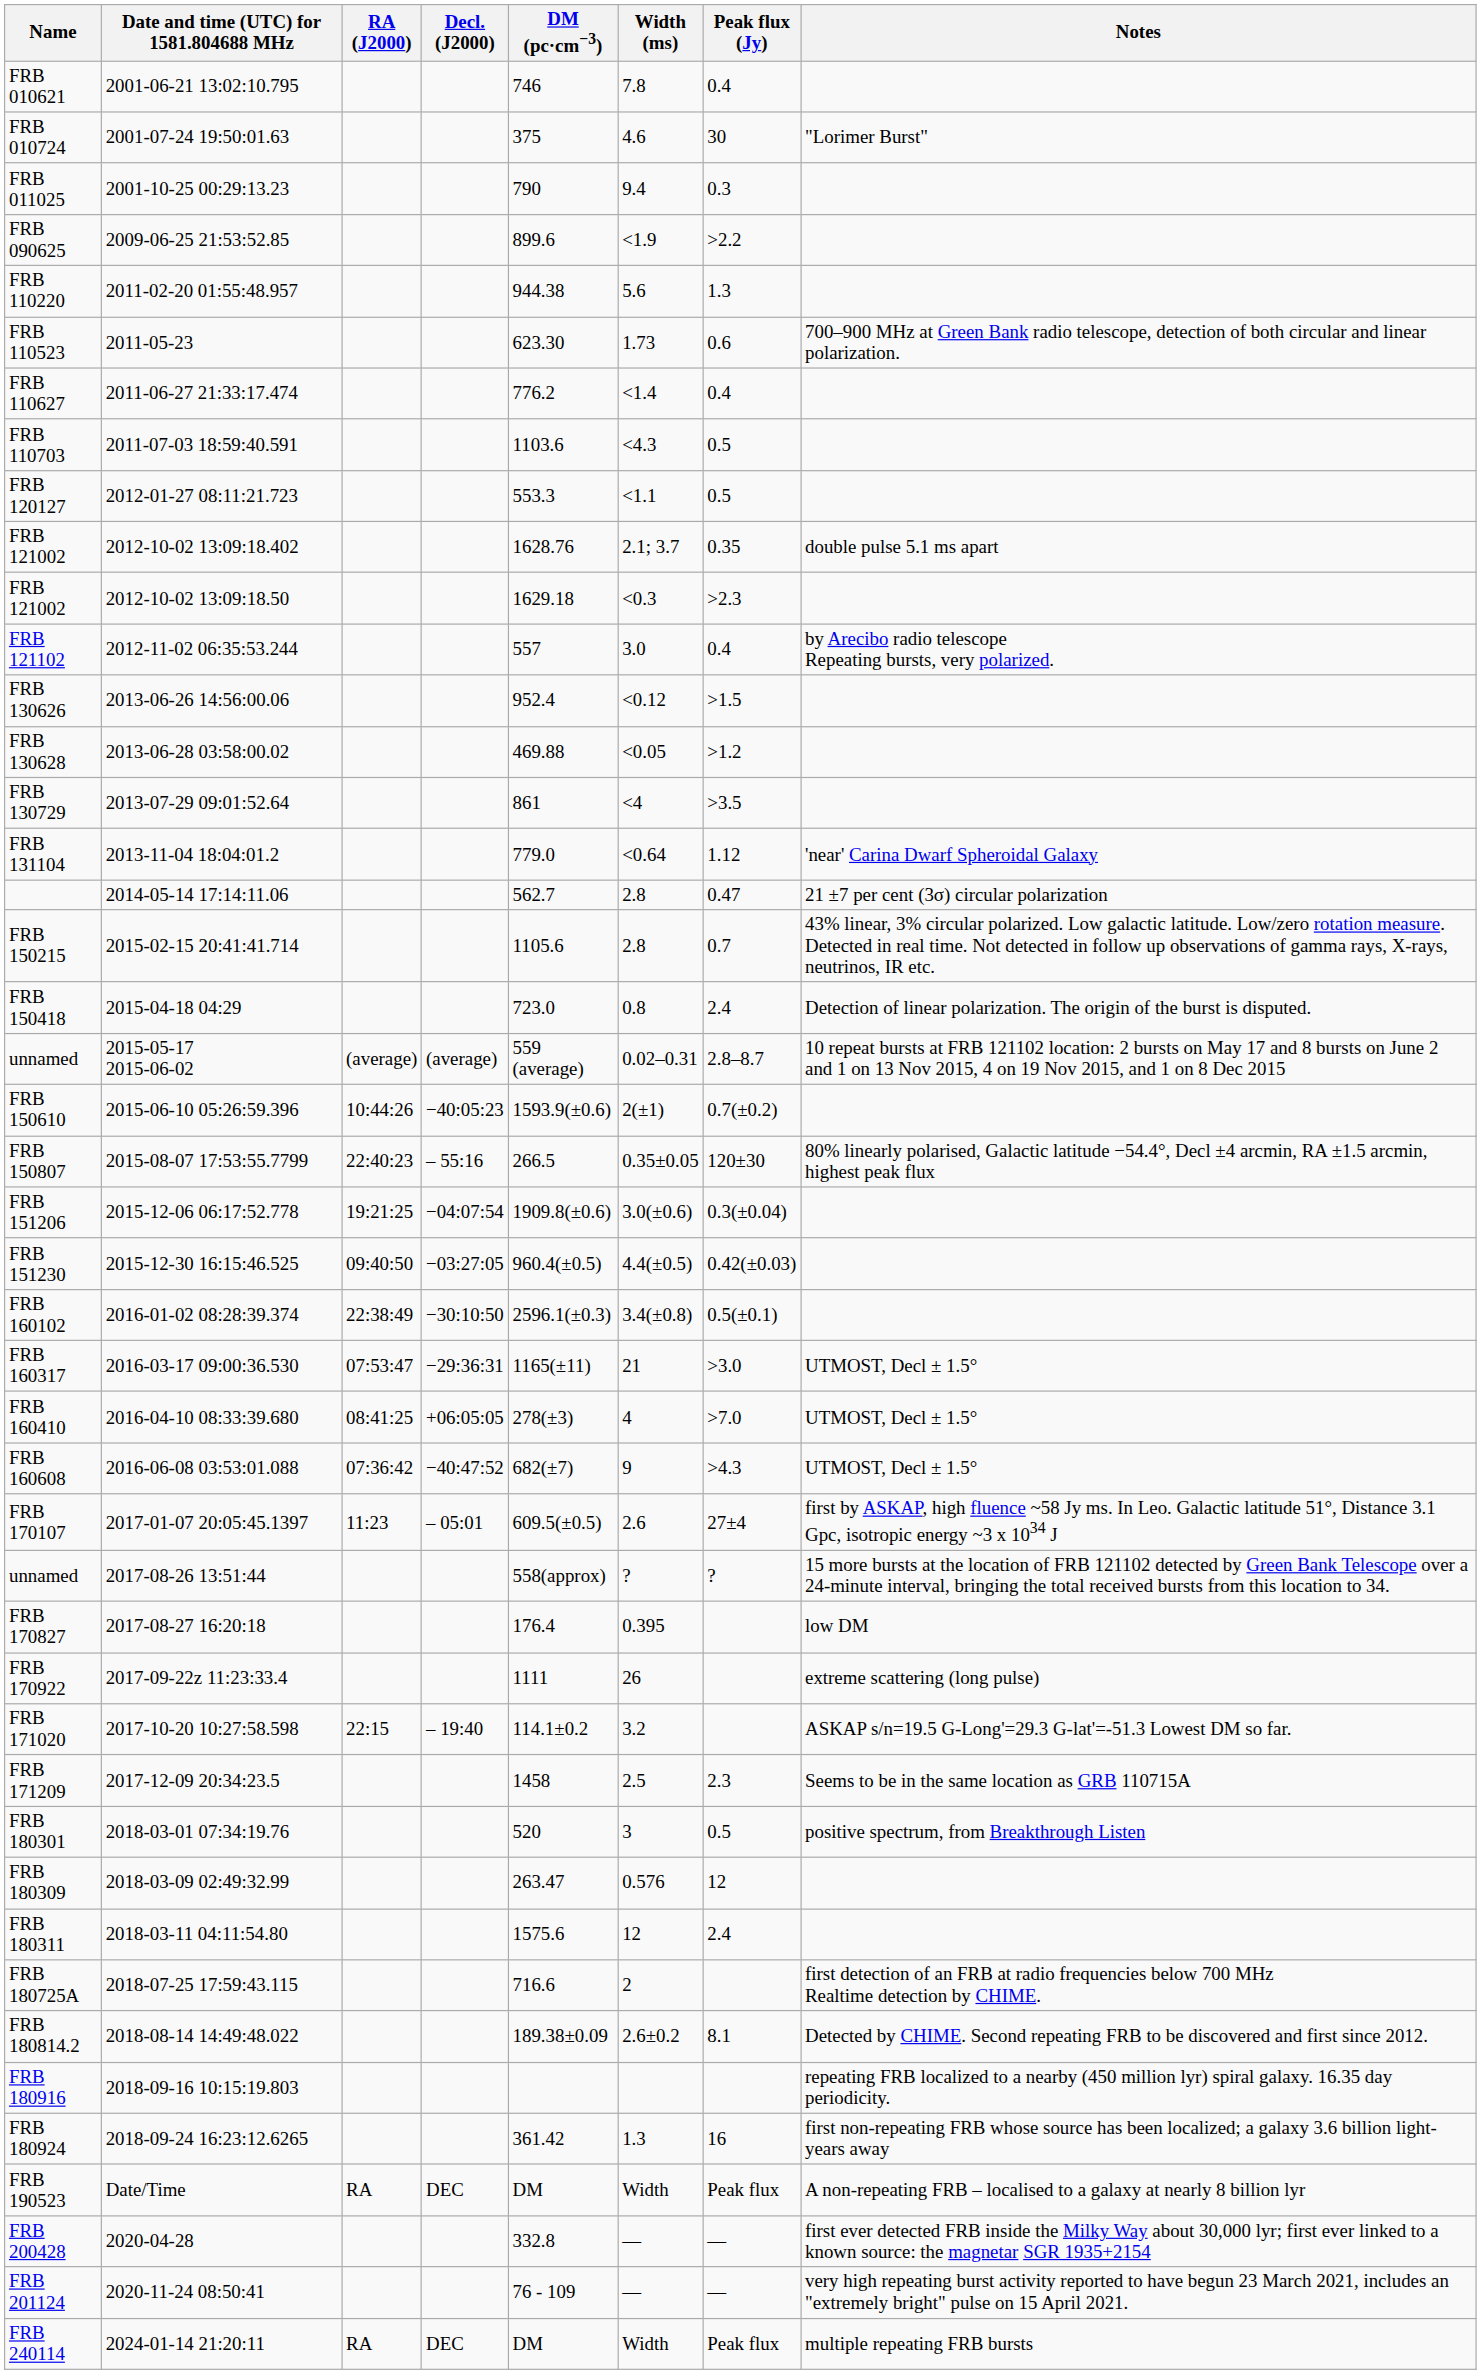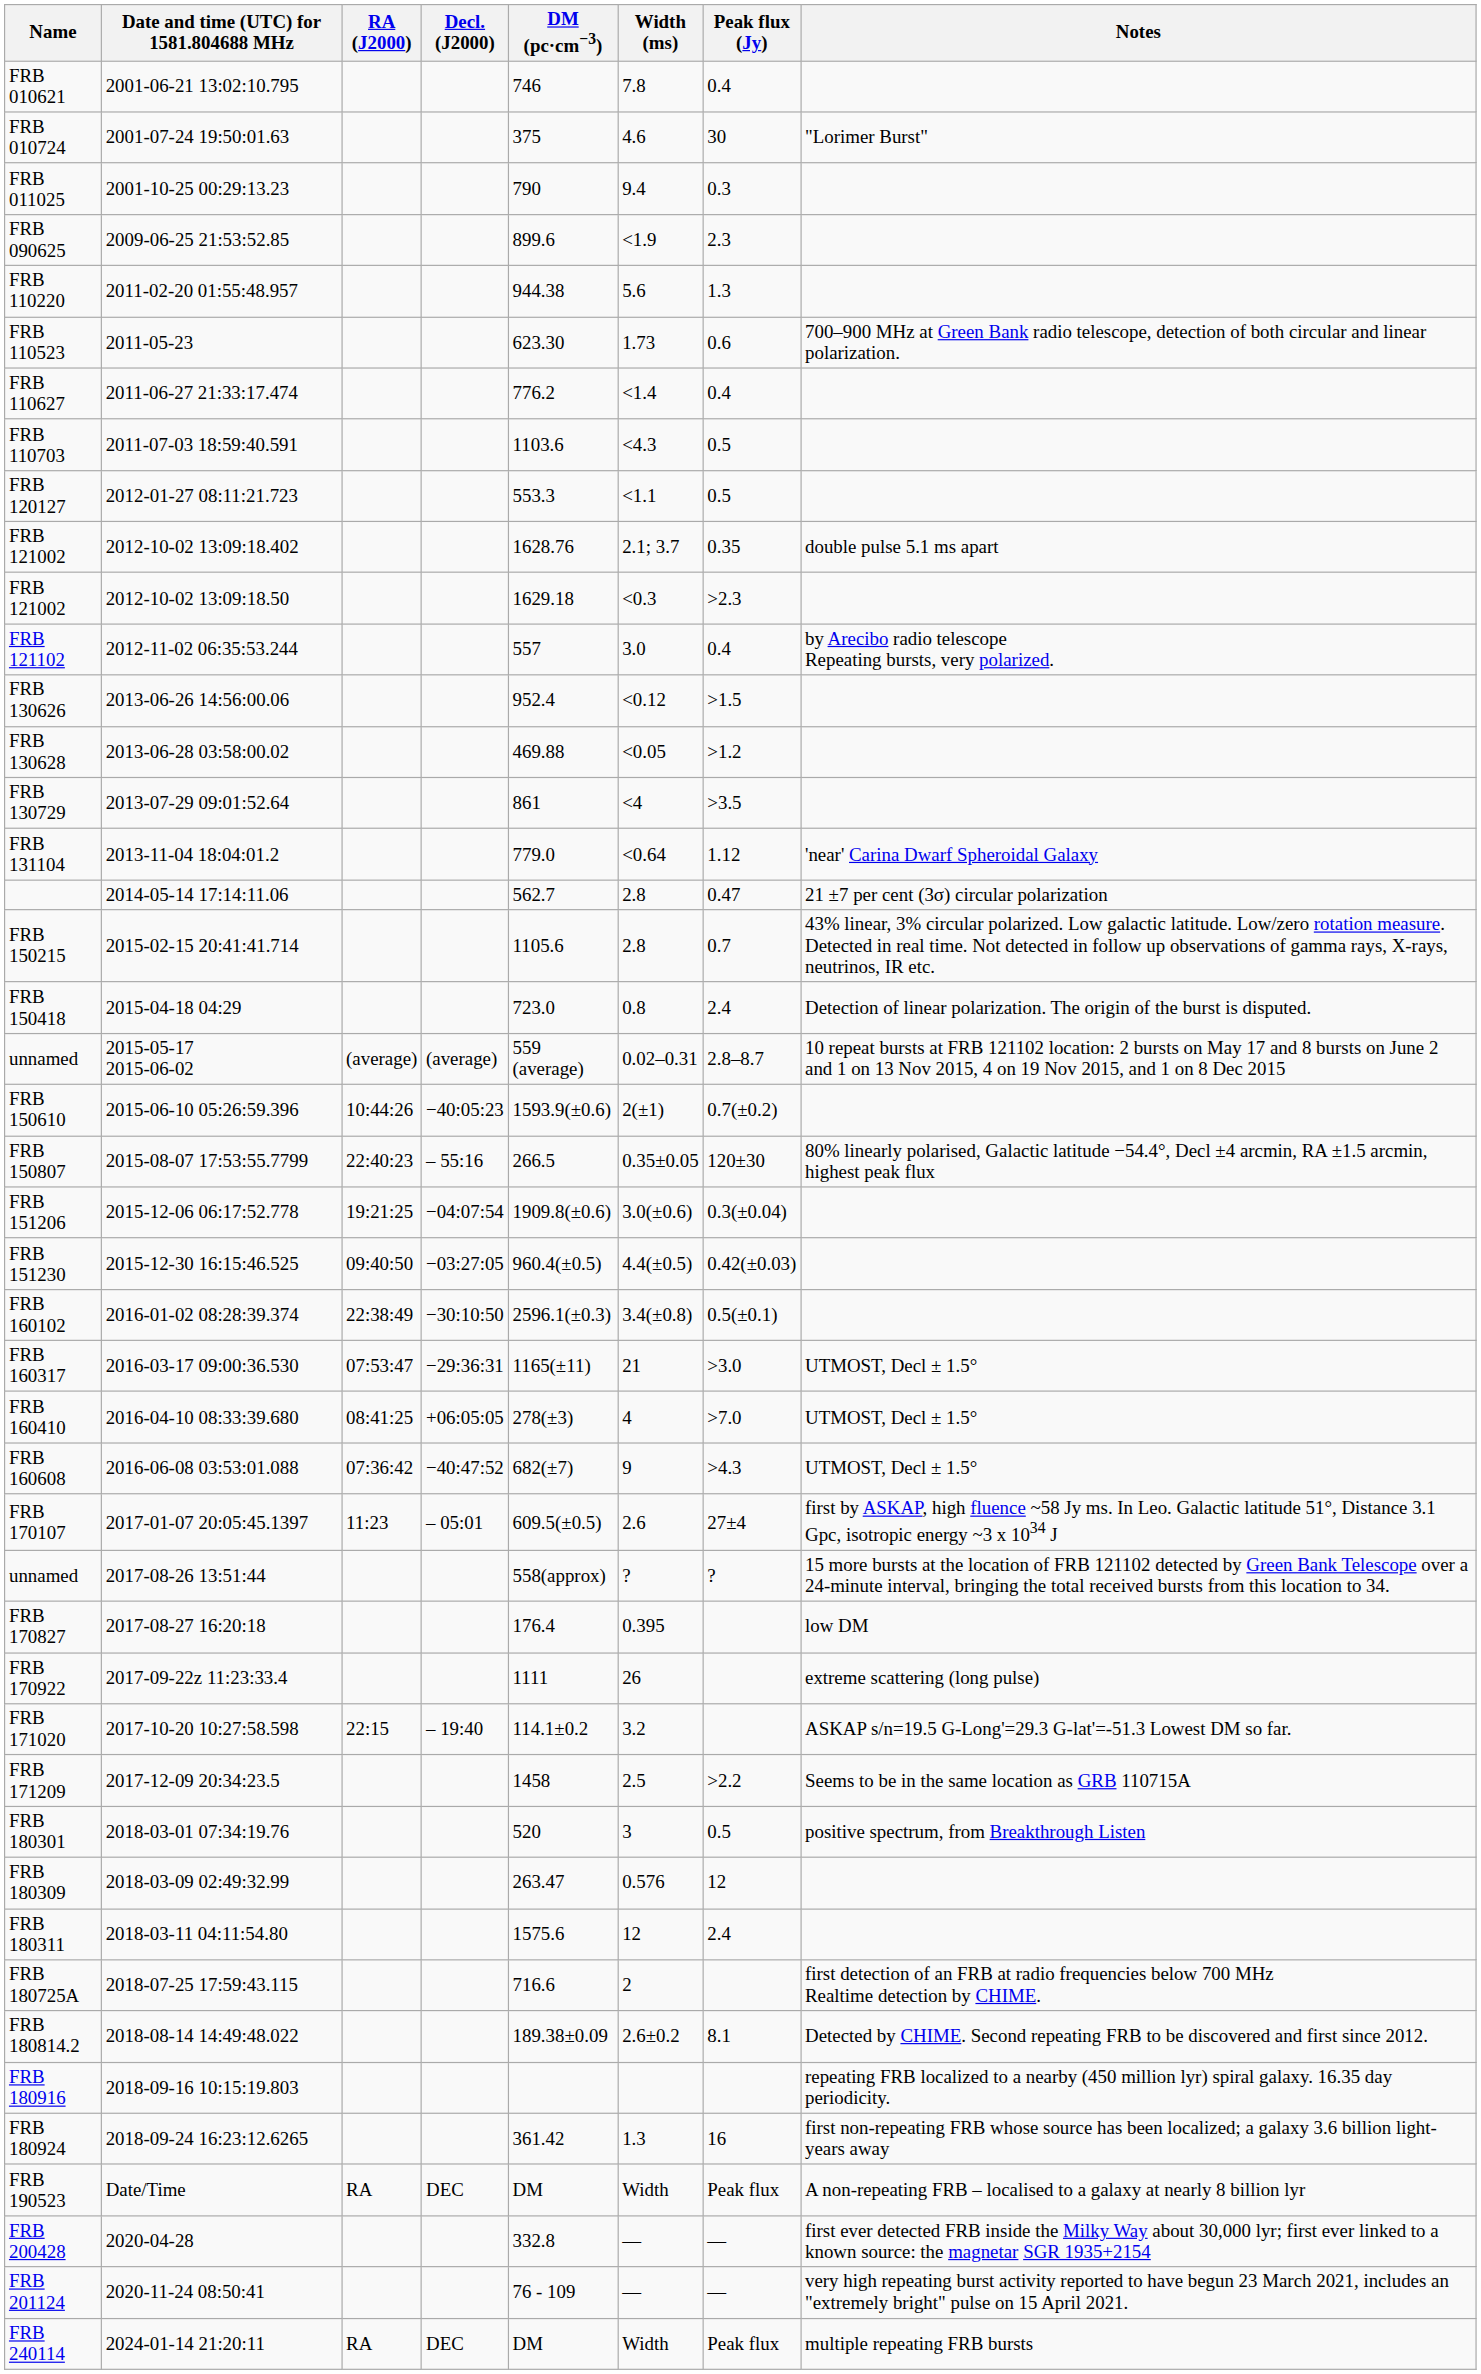(724, 239) >2.2 -> (719, 239) 2.3
(719, 1780) 2.3 -> (724, 1780) >2.2
